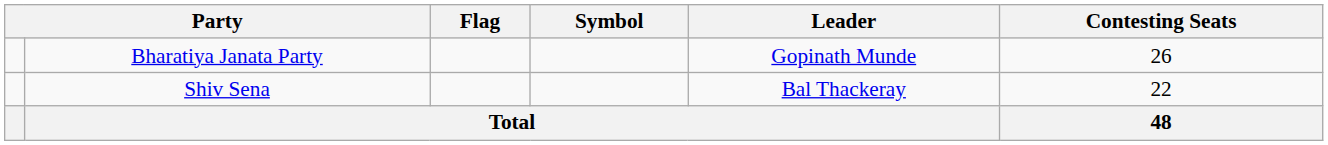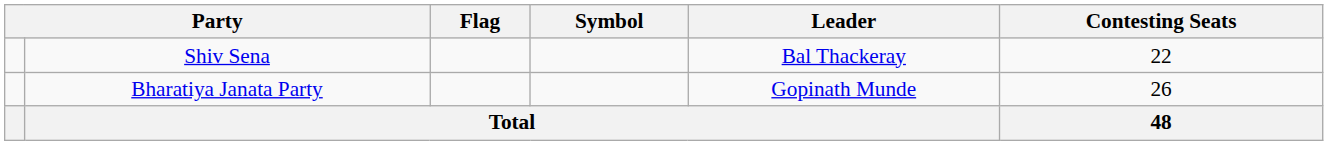rows swapped: (227, 55) <-> (227, 88)
